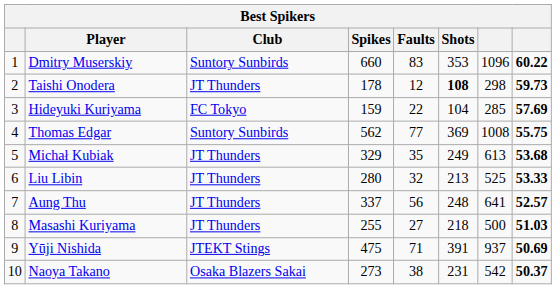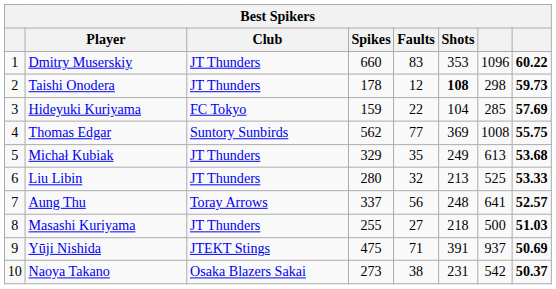(239, 63) Suntory Sunbirds -> (225, 63) JT Thunders
(225, 202) JT Thunders -> (229, 202) Toray Arrows
